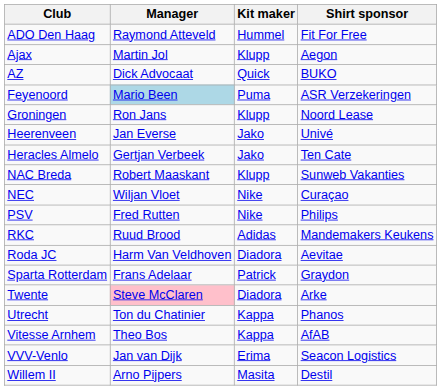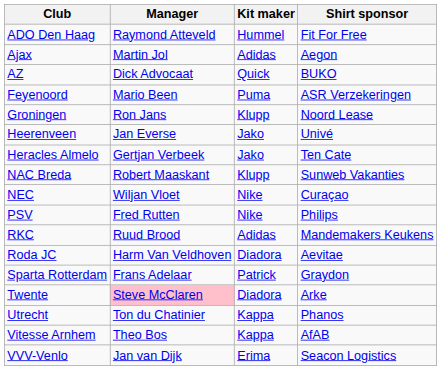(253, 54) Klupp -> (257, 54) Adidas
(145, 94) lightblue background -> (145, 94) no background
- row: (32, 375)
